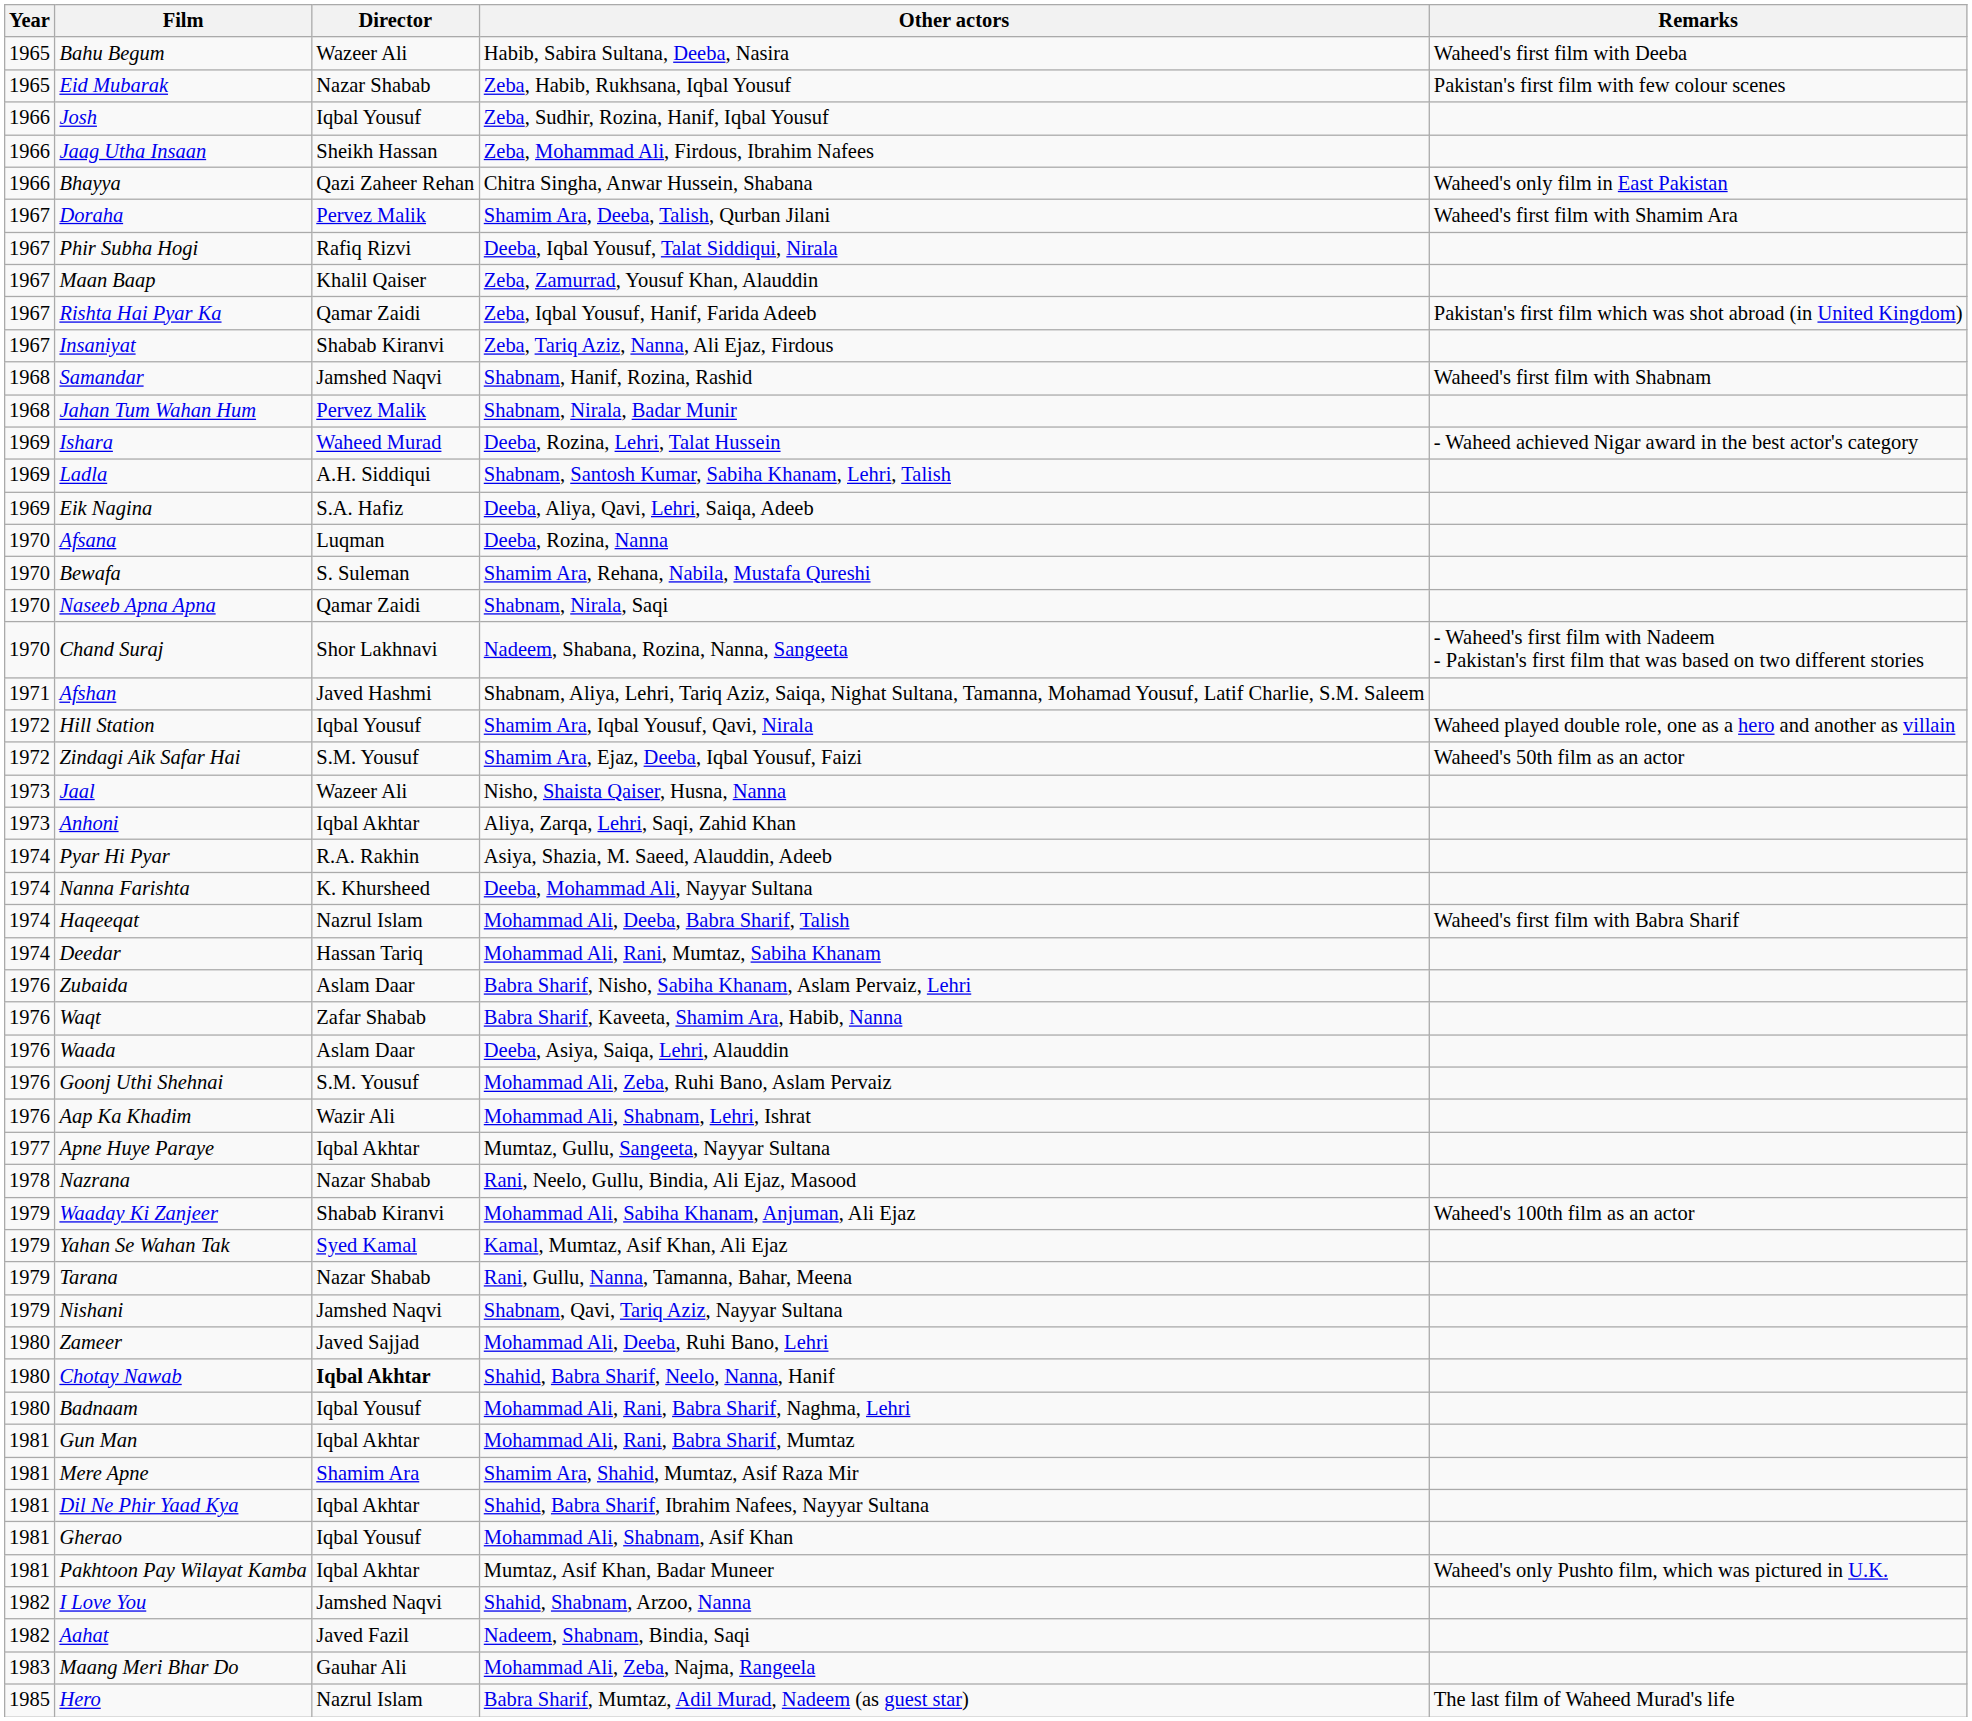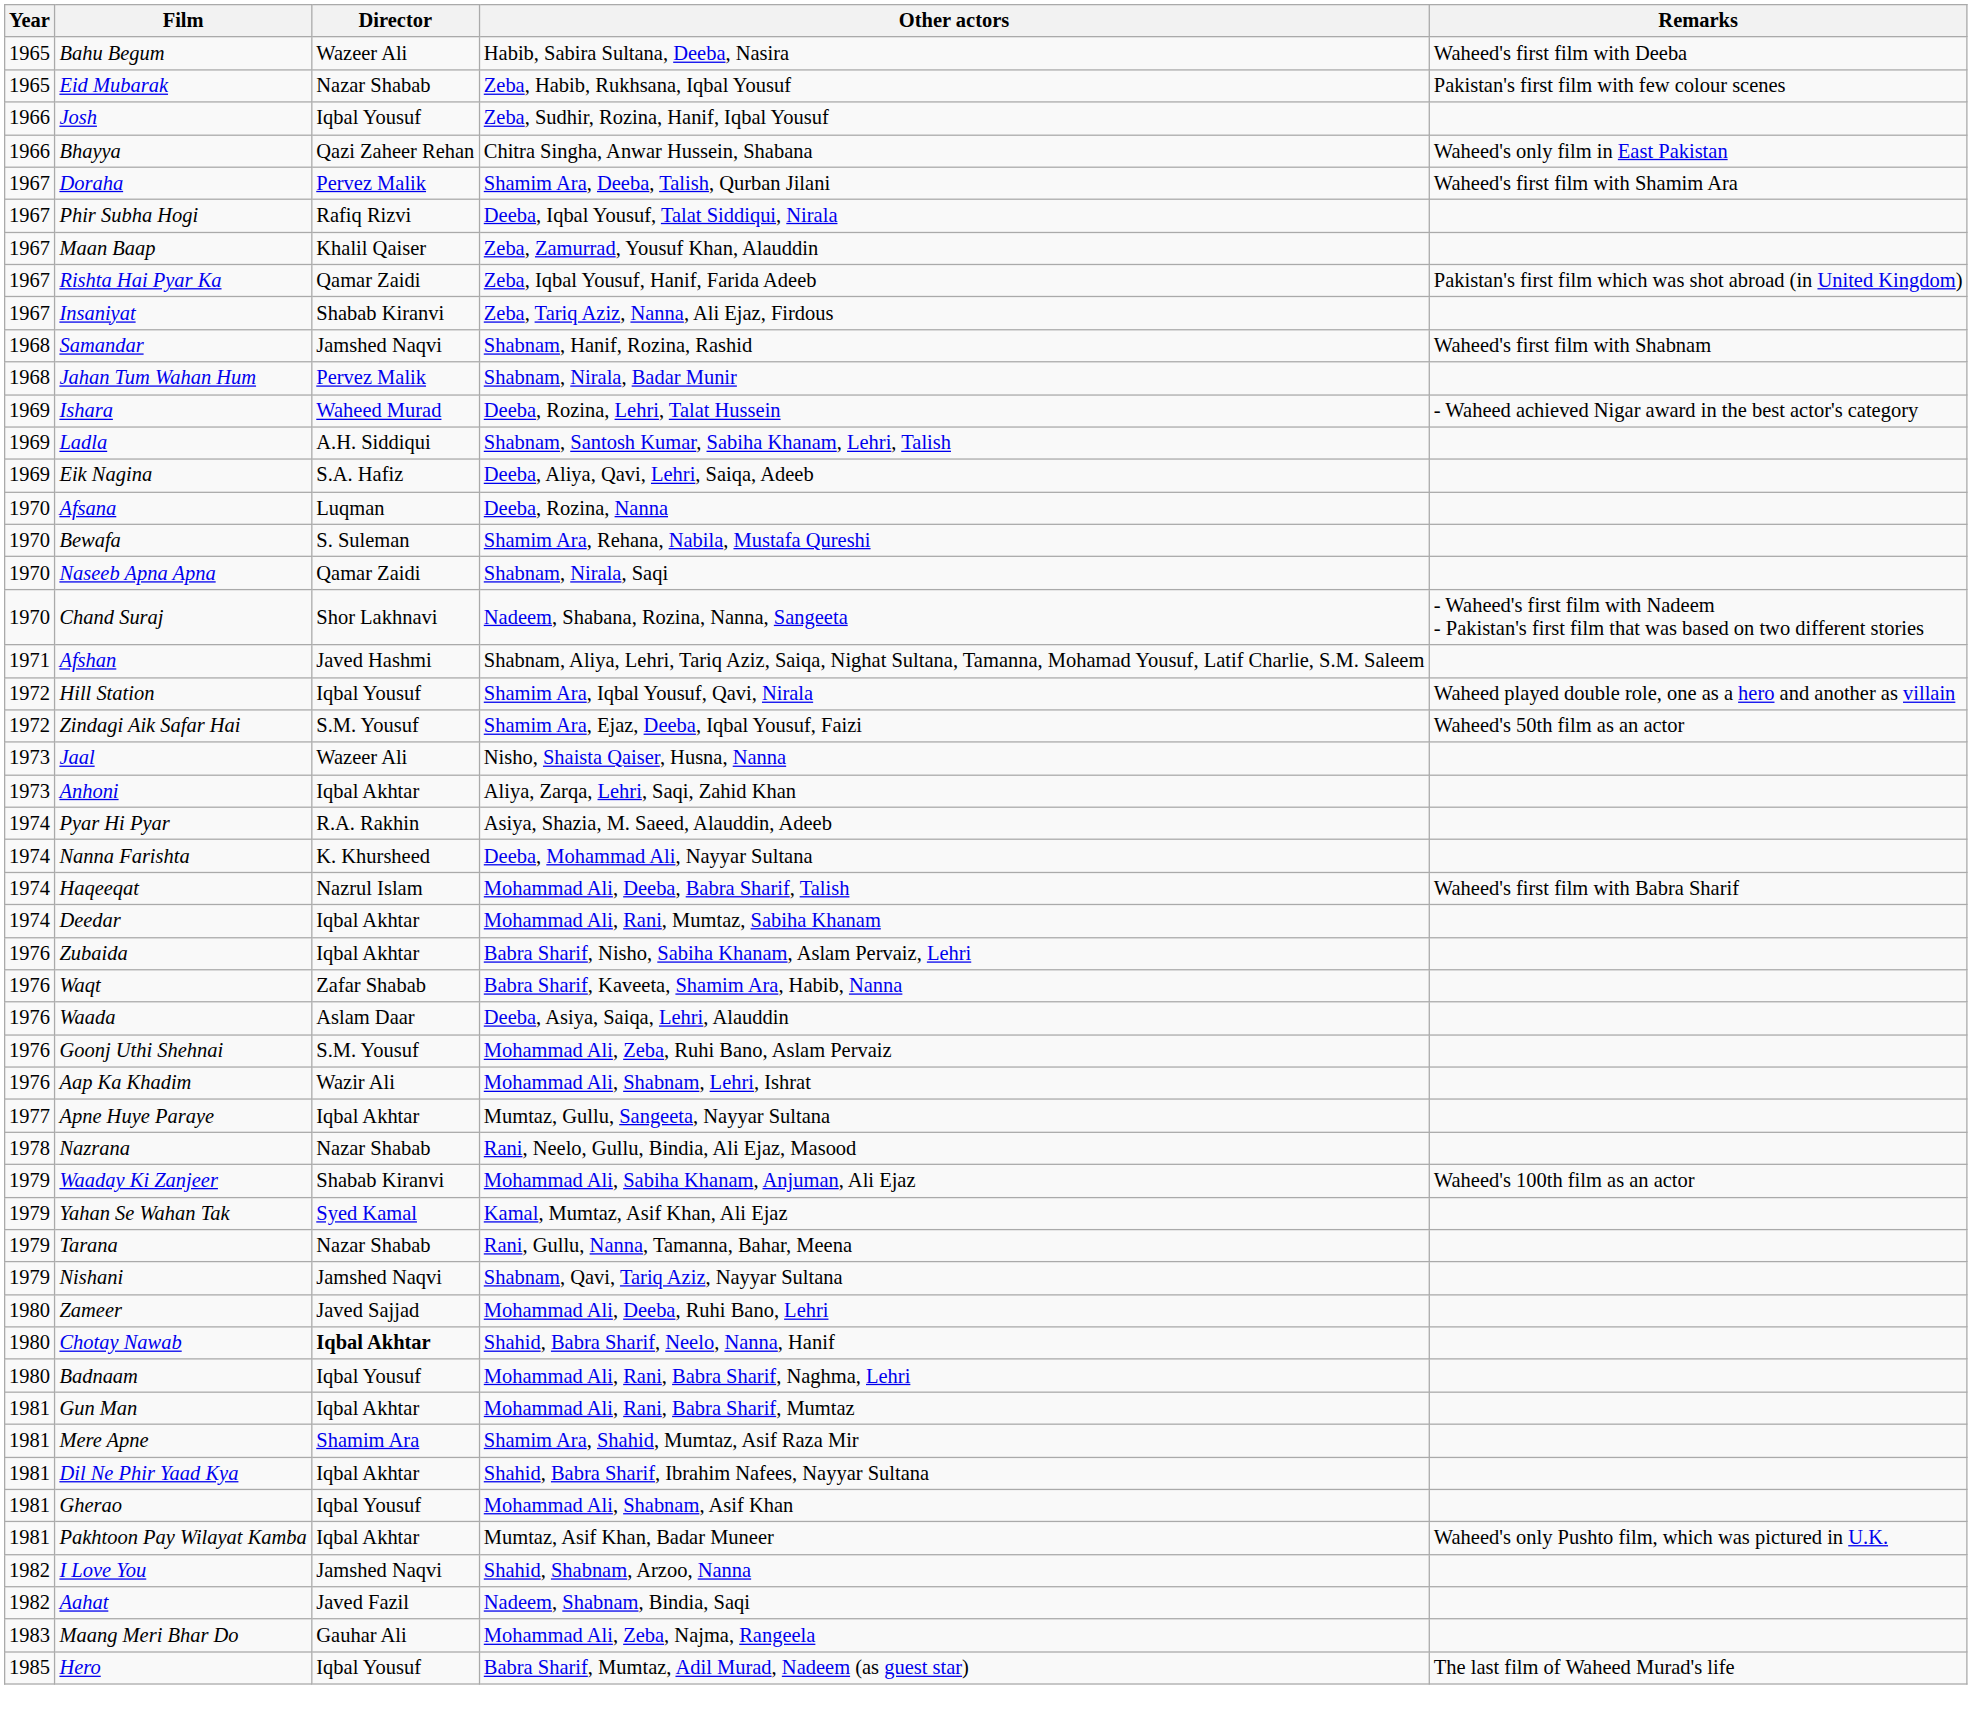- row: (133, 150)
(370, 953) Hassan Tariq -> (368, 920) Iqbal Akhtar
(365, 985) Aslam Daar -> (368, 953) Iqbal Akhtar
(369, 1700) Nazrul Islam -> (369, 1667) Iqbal Yousuf
